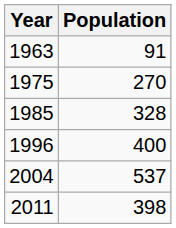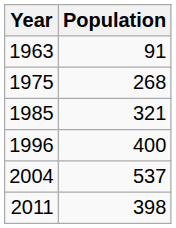(150, 82) 270 -> (150, 82) 268
(150, 113) 328 -> (150, 113) 321
